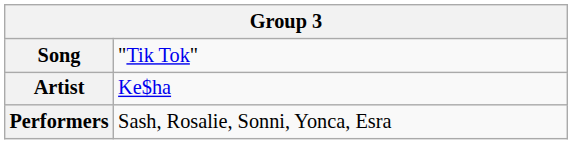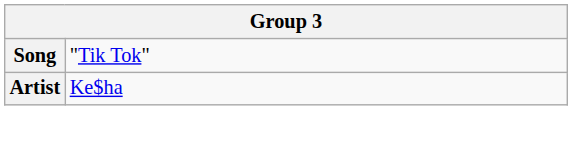- row: (59, 122)
